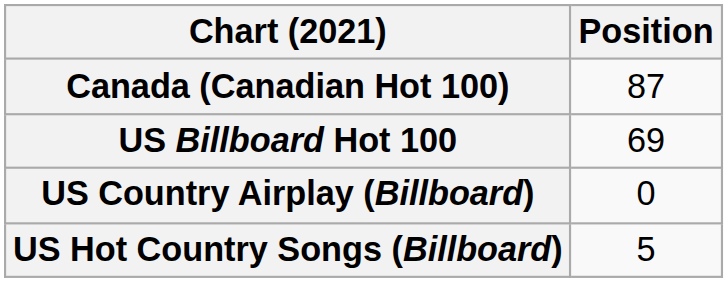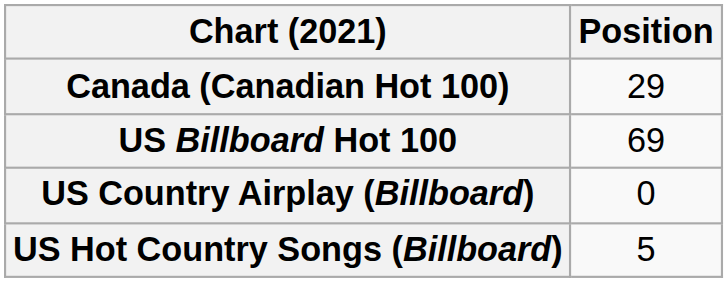(646, 85) 87 -> (646, 85) 29
